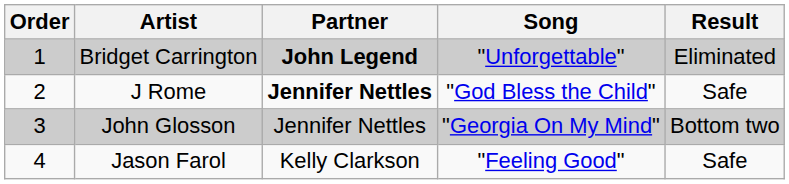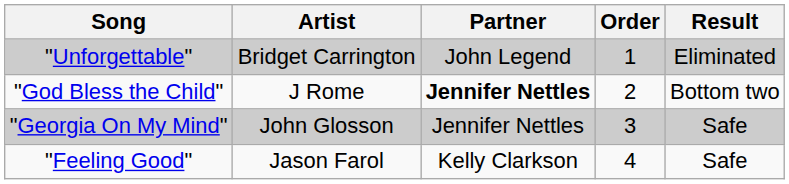columns swapped: (40, 21) <-> (551, 21)
(350, 56) bold -> (508, 56) normal
(725, 91) Safe -> (725, 91) Bottom two
(725, 126) Bottom two -> (725, 126) Safe
